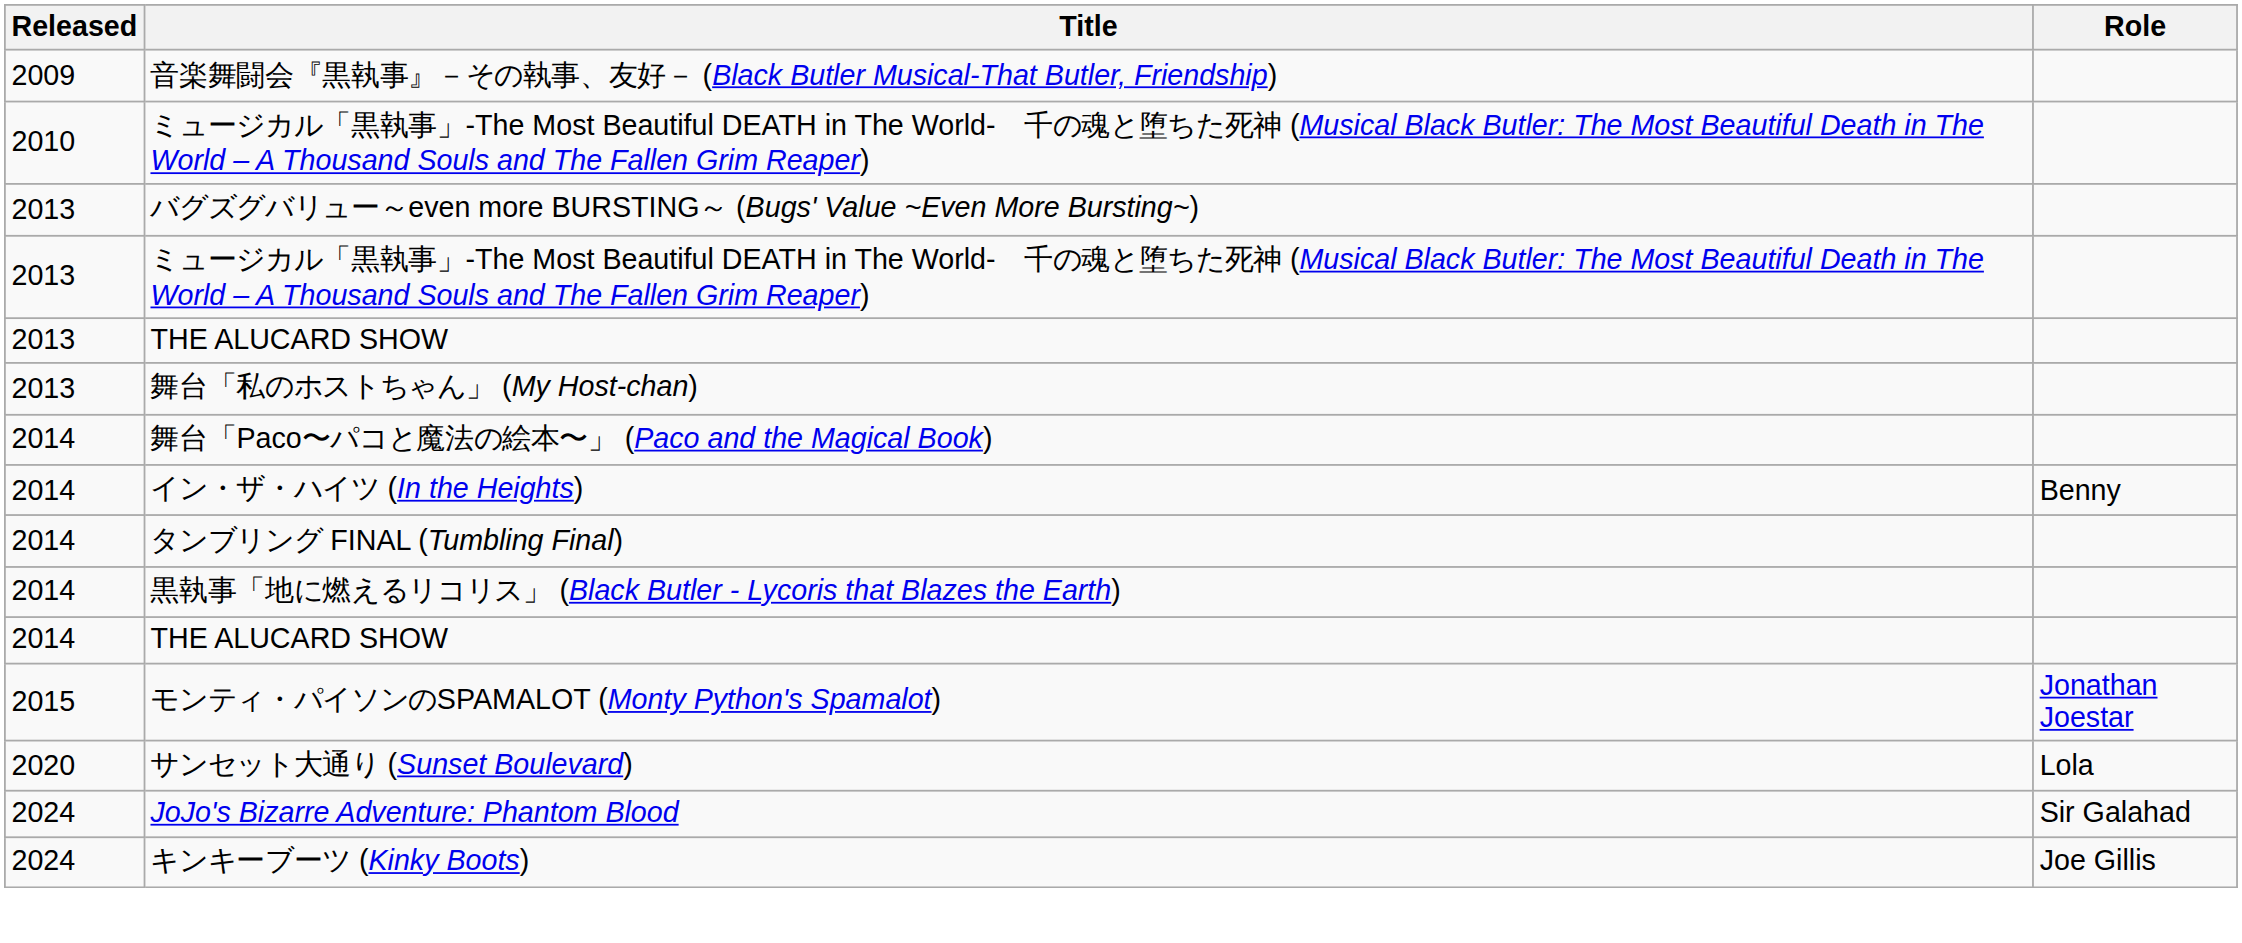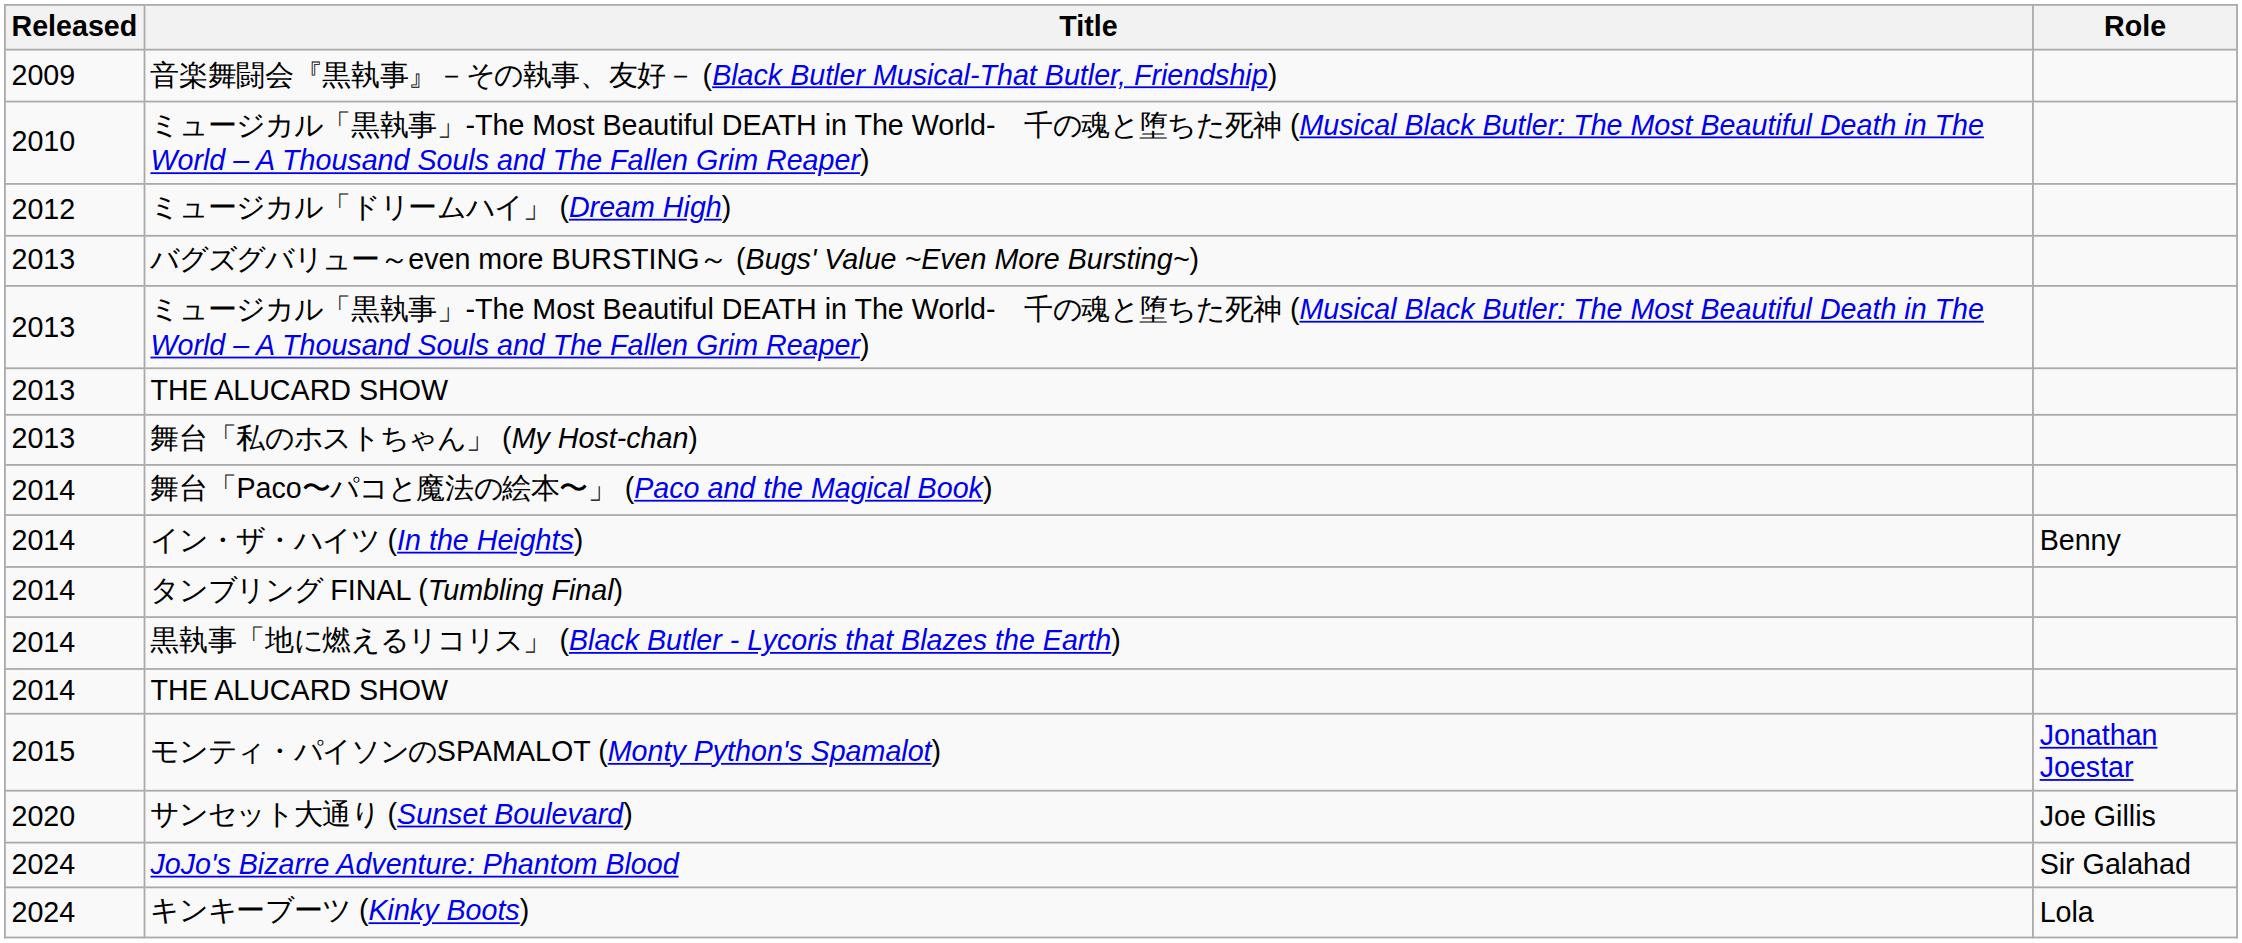+ row: (43, 209)
(2067, 765) Lola -> (2098, 816) Joe Gillis
(2098, 861) Joe Gillis -> (2067, 912) Lola
